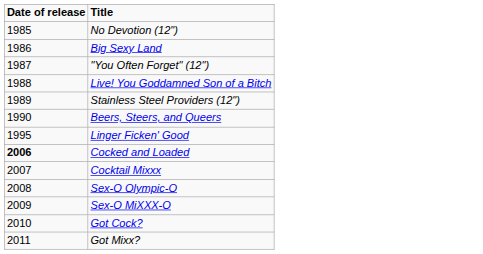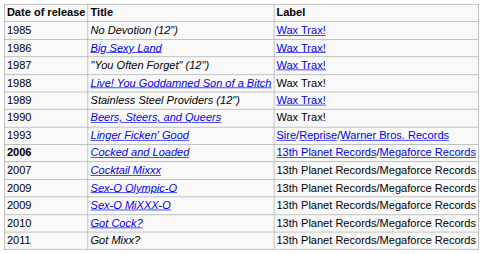+ column: (291, 13)
(19, 135) 1995 -> (19, 135) 1993
(19, 188) 2008 -> (19, 188) 2009
